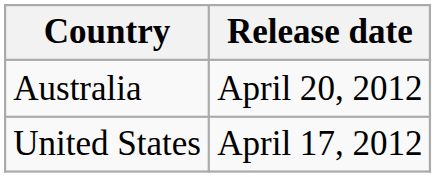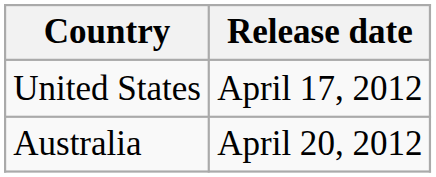rows swapped: (107, 143) <-> (77, 87)
